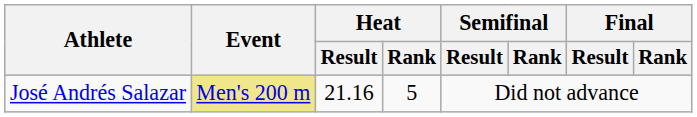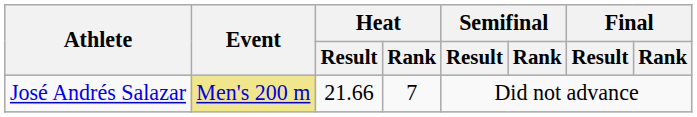(349, 93) 21.16 -> (349, 93) 21.66
(412, 93) 5 -> (412, 93) 7
